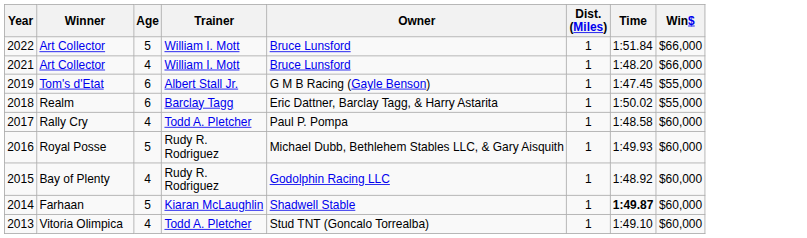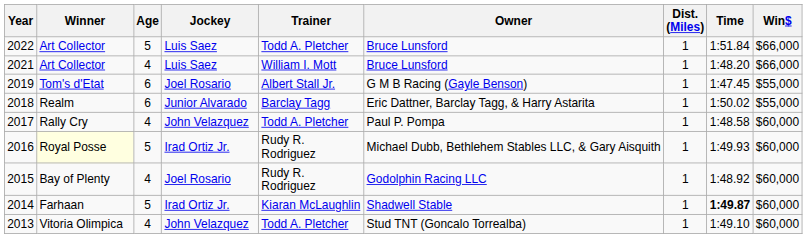+ column: (210, 21)
(202, 46) William I. Mott -> (305, 46) Todd A. Pletcher
(73, 147) no background -> (73, 147) lightyellow background
